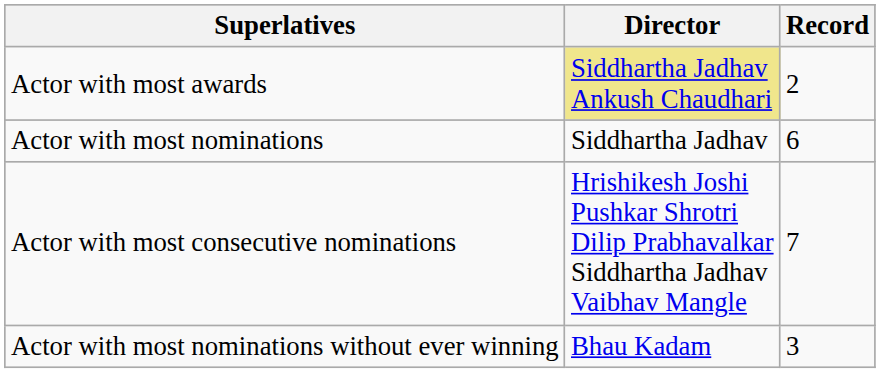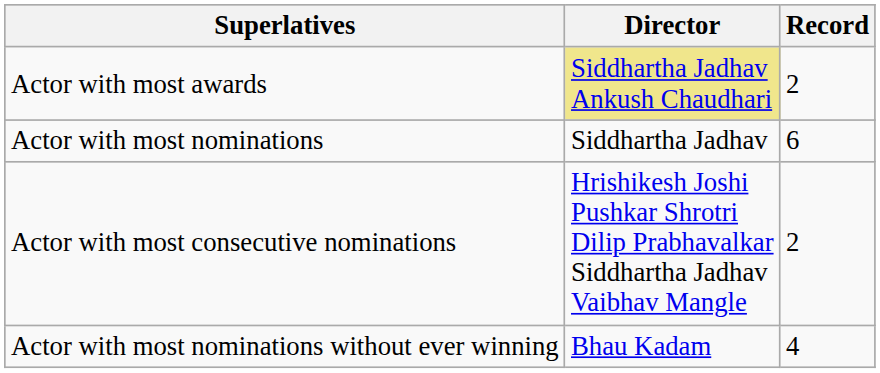(793, 242) 7 -> (793, 242) 2
(793, 345) 3 -> (793, 345) 4
